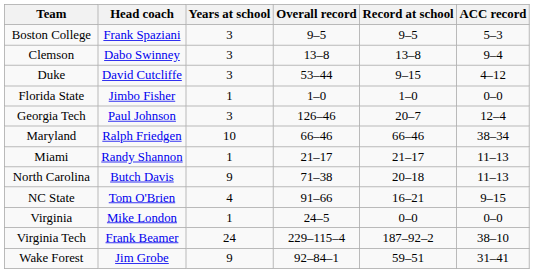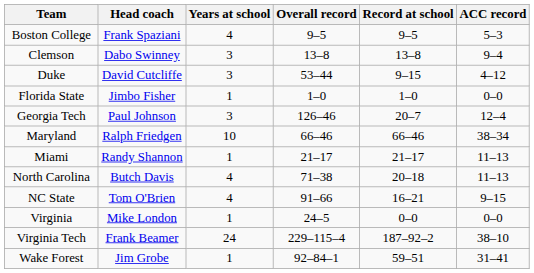(229, 34) 3 -> (229, 34) 4
(229, 177) 9 -> (229, 177) 4
(229, 258) 9 -> (229, 258) 1
